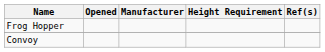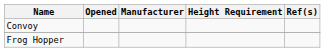rows swapped: (22, 40) <-> (35, 26)
